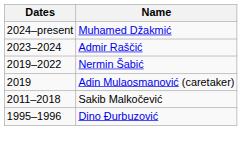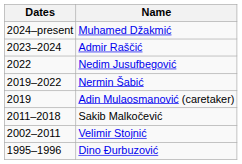+ row: (127, 64)
+ row: (113, 133)
